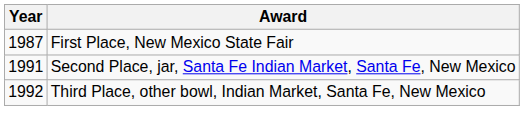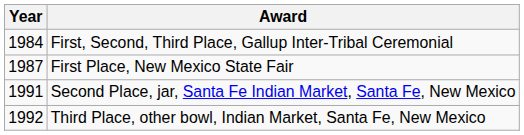+ row: (252, 42)
